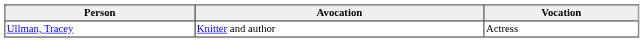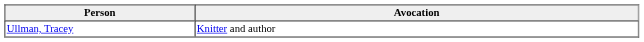- column: (561, 12)
